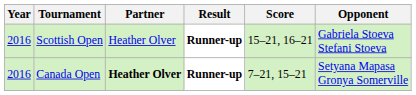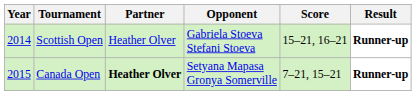columns swapped: (363, 14) <-> (214, 14)
(19, 41) 2016 -> (19, 41) 2014
(19, 74) 2016 -> (19, 74) 2015
